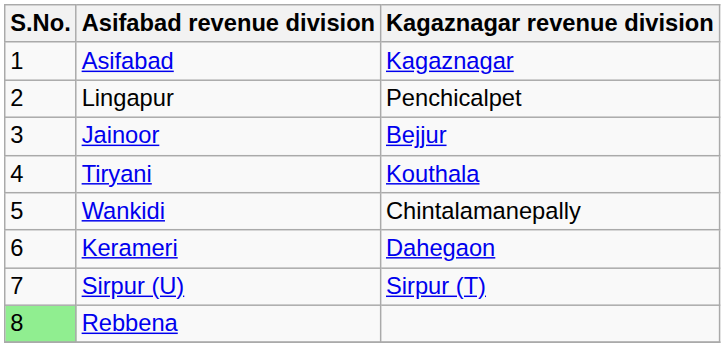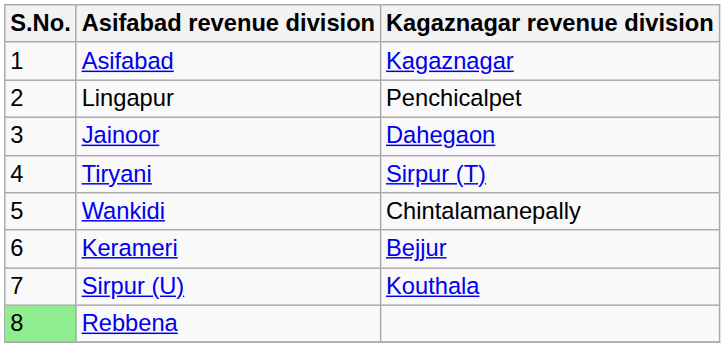(416, 135) Bejjur -> (441, 135) Dahegaon
(433, 173) Kouthala -> (436, 173) Sirpur (T)
(441, 248) Dahegaon -> (416, 248) Bejjur
(436, 286) Sirpur (T) -> (433, 286) Kouthala
